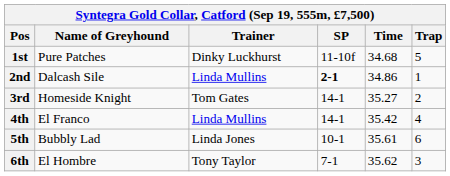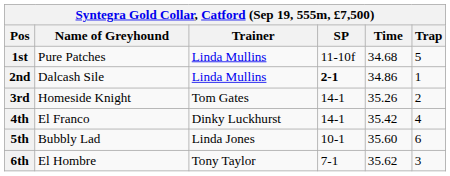(236, 56) Dinky Luckhurst -> (229, 56) Linda Mullins
(383, 98) 35.27 -> (383, 98) 35.26
(229, 118) Linda Mullins -> (236, 118) Dinky Luckhurst
(383, 139) 35.61 -> (383, 139) 35.60
